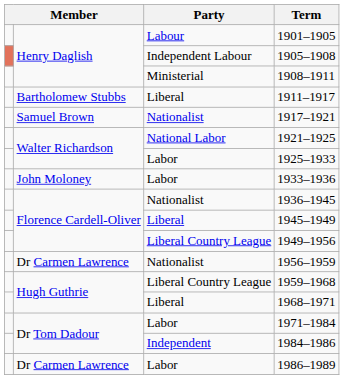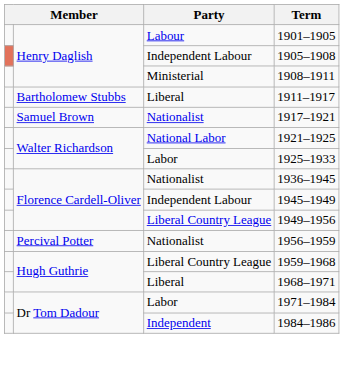- row: (306, 179)
(165, 220) Liberal -> (199, 199) Independent Labour
(73, 261) Dr Carmen Lawrence -> (55, 240) Percival Potter
- row: (306, 364)
